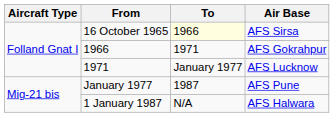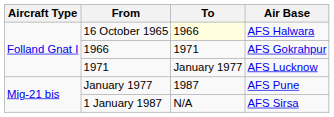(273, 31) AFS Sirsa -> (281, 31) AFS Halwara
(281, 103) AFS Halwara -> (273, 103) AFS Sirsa
